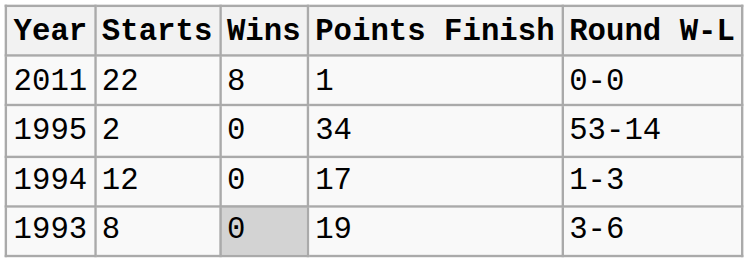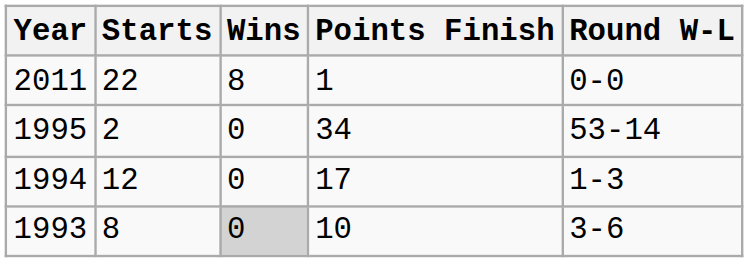(334, 231) 19 -> (334, 231) 10
